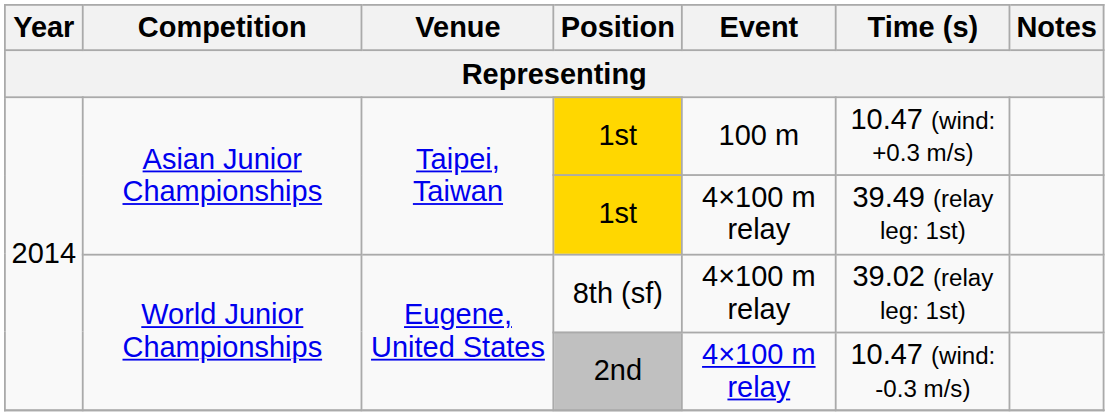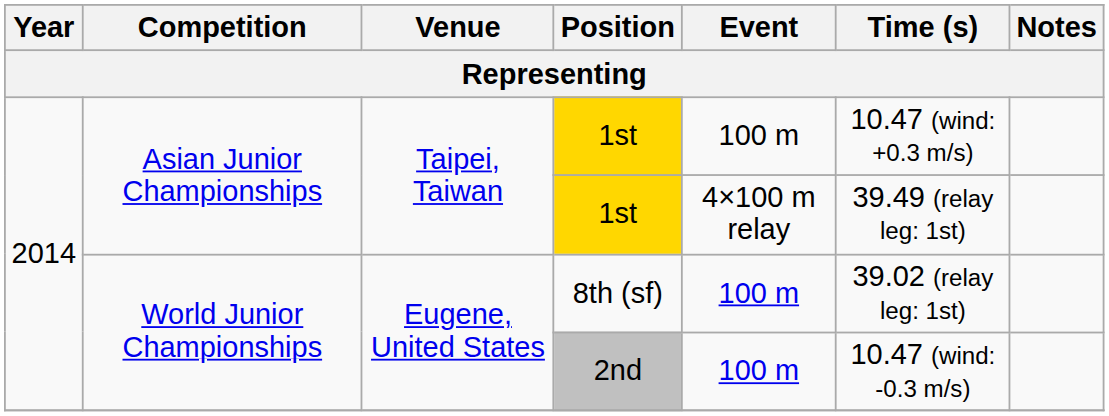(759, 292) 4×100 m relay -> (759, 292) 100 m
(759, 371) 4×100 m relay -> (759, 371) 100 m
